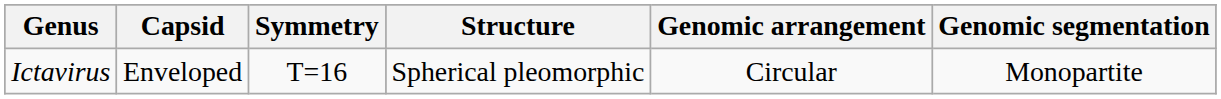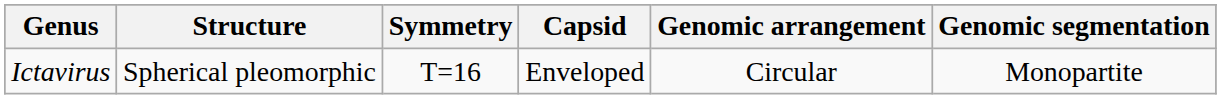columns swapped: (518, 26) <-> (183, 26)
